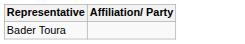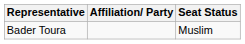+ column: (208, 13)
